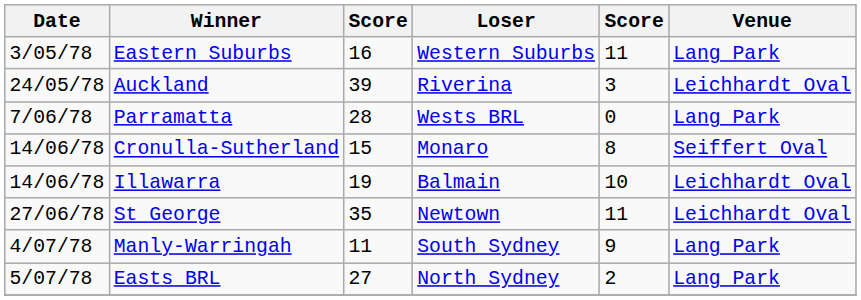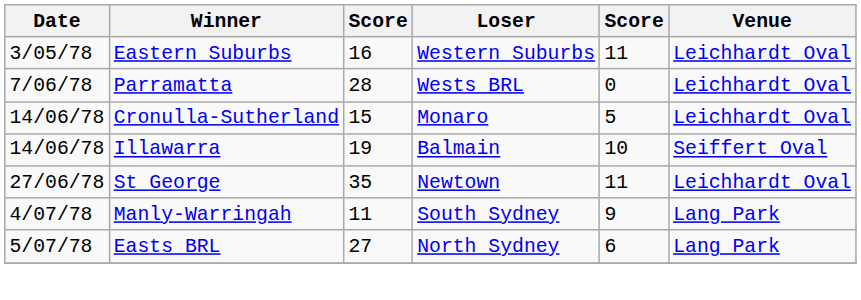(727, 53) Lang Park -> (762, 53) Leichhardt Oval
- row: (161, 85)
(727, 117) Lang Park -> (762, 85) Leichhardt Oval
(610, 150) 8 -> (610, 117) 5
(750, 150) Seiffert Oval -> (762, 117) Leichhardt Oval
(762, 182) Leichhardt Oval -> (750, 150) Seiffert Oval
(610, 279) 2 -> (610, 246) 6
